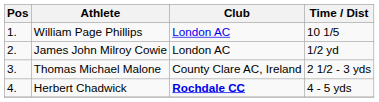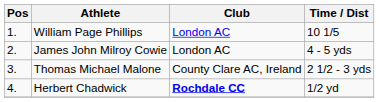(323, 50) 1/2 yd -> (329, 50) 4 - 5 yds
(329, 87) 4 - 5 yds -> (323, 87) 1/2 yd
